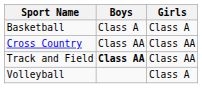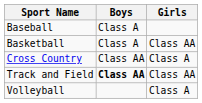+ row: (30, 28)
(169, 28) Class A -> (172, 44) Class AA
(172, 44) Class AA -> (169, 59) Class A
